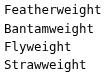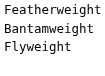- row: (45, 65)
